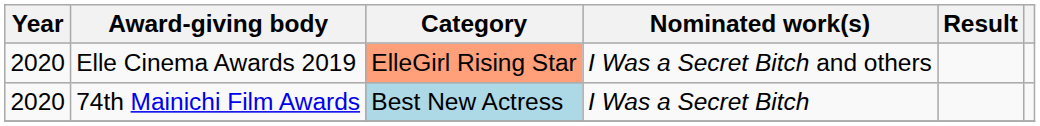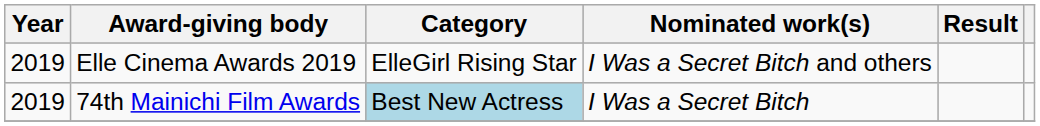(38, 62) 2020 -> (38, 62) 2019
(474, 62) lightsalmon background -> (474, 62) no background
(38, 101) 2020 -> (38, 101) 2019
